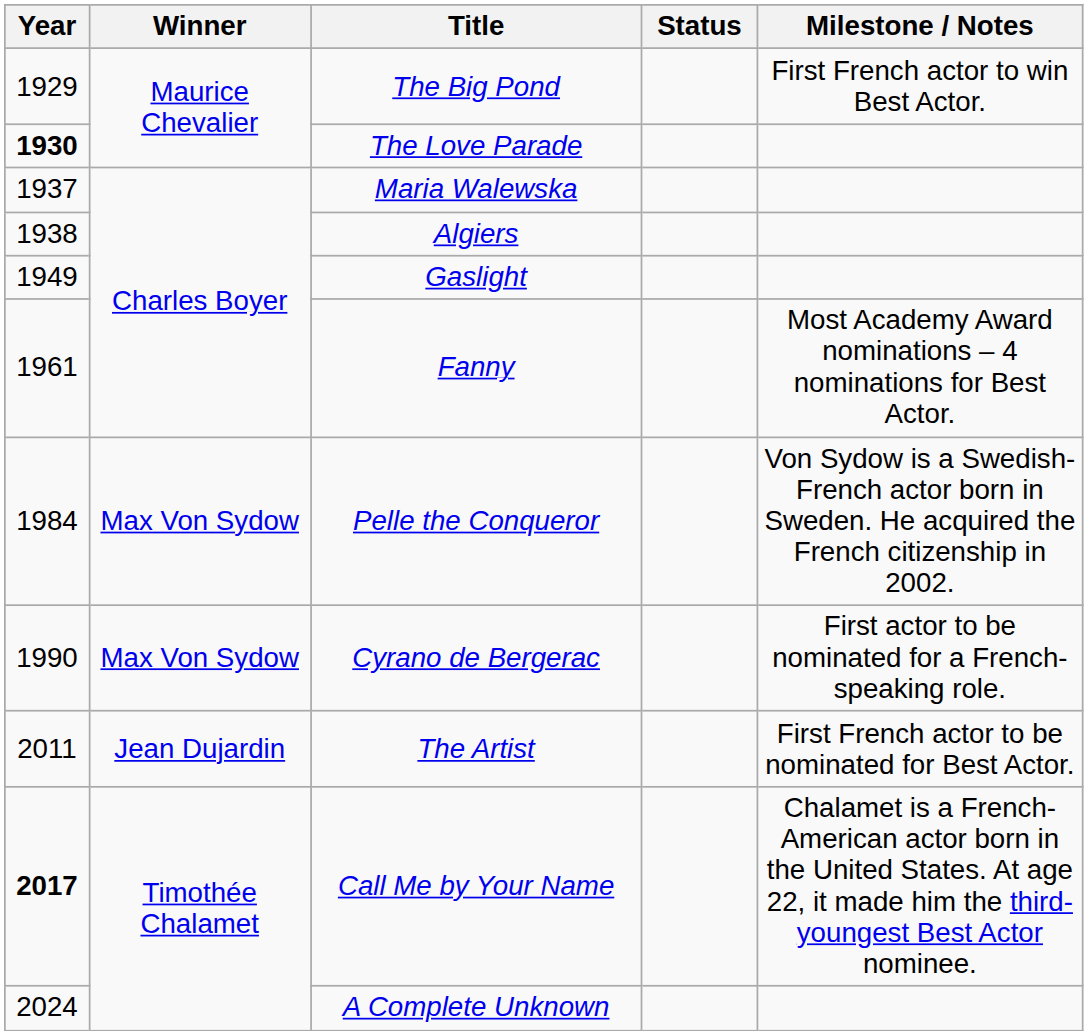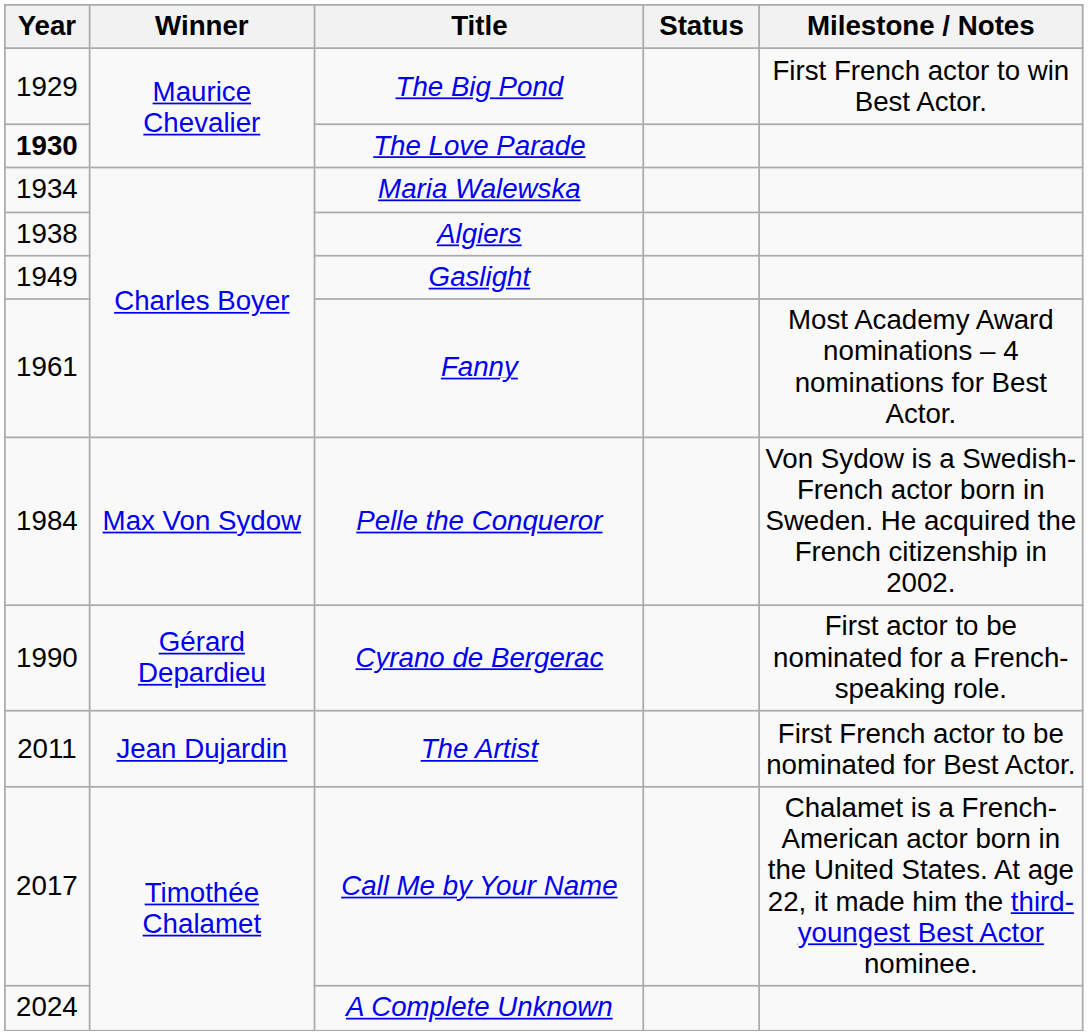(47, 189) 1937 -> (47, 189) 1934
(200, 657) Max Von Sydow -> (202, 657) Gérard Depardieu
(47, 885) bold -> (47, 885) normal
